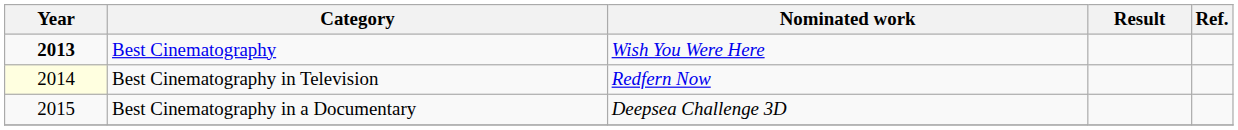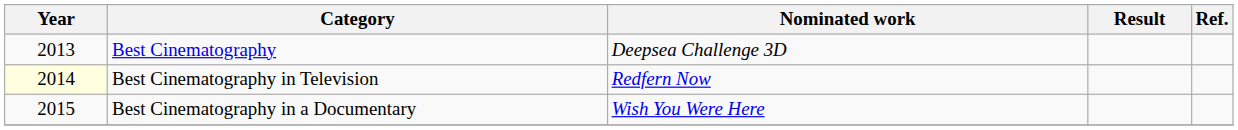(56, 49) bold -> (56, 49) normal
(688, 49) Wish You Were Here -> (699, 49) Deepsea Challenge 3D
(699, 109) Deepsea Challenge 3D -> (688, 109) Wish You Were Here
